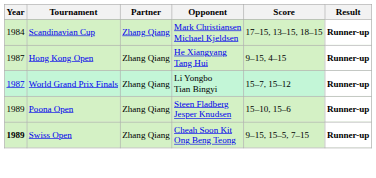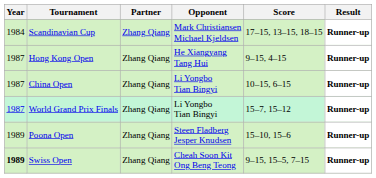+ row: (51, 84)
